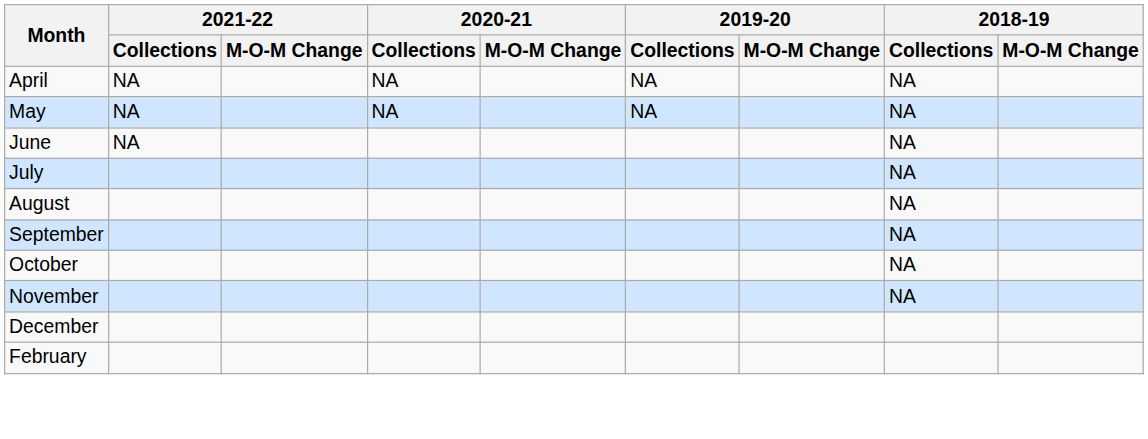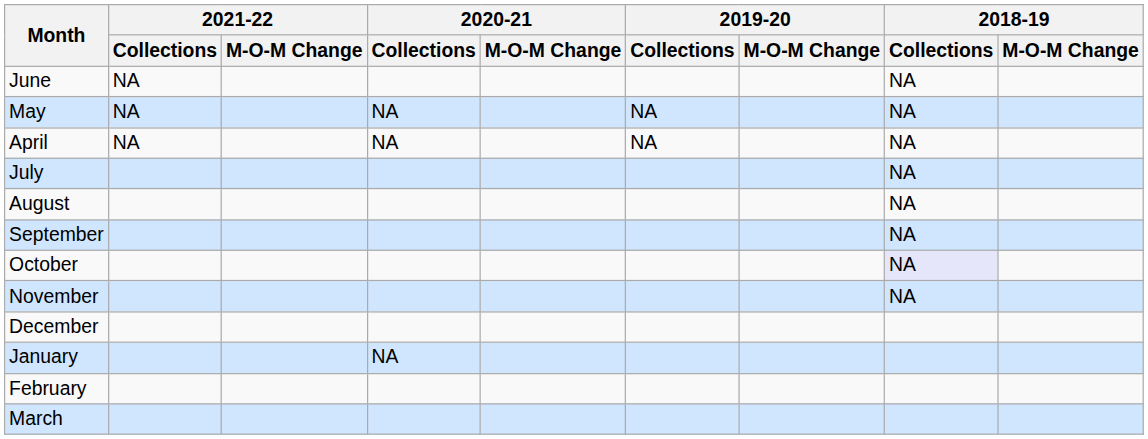rows swapped: (28, 81) <-> (30, 142)
(902, 265) no background -> (902, 265) lavender background
+ row: (44, 357)
+ row: (36, 419)
